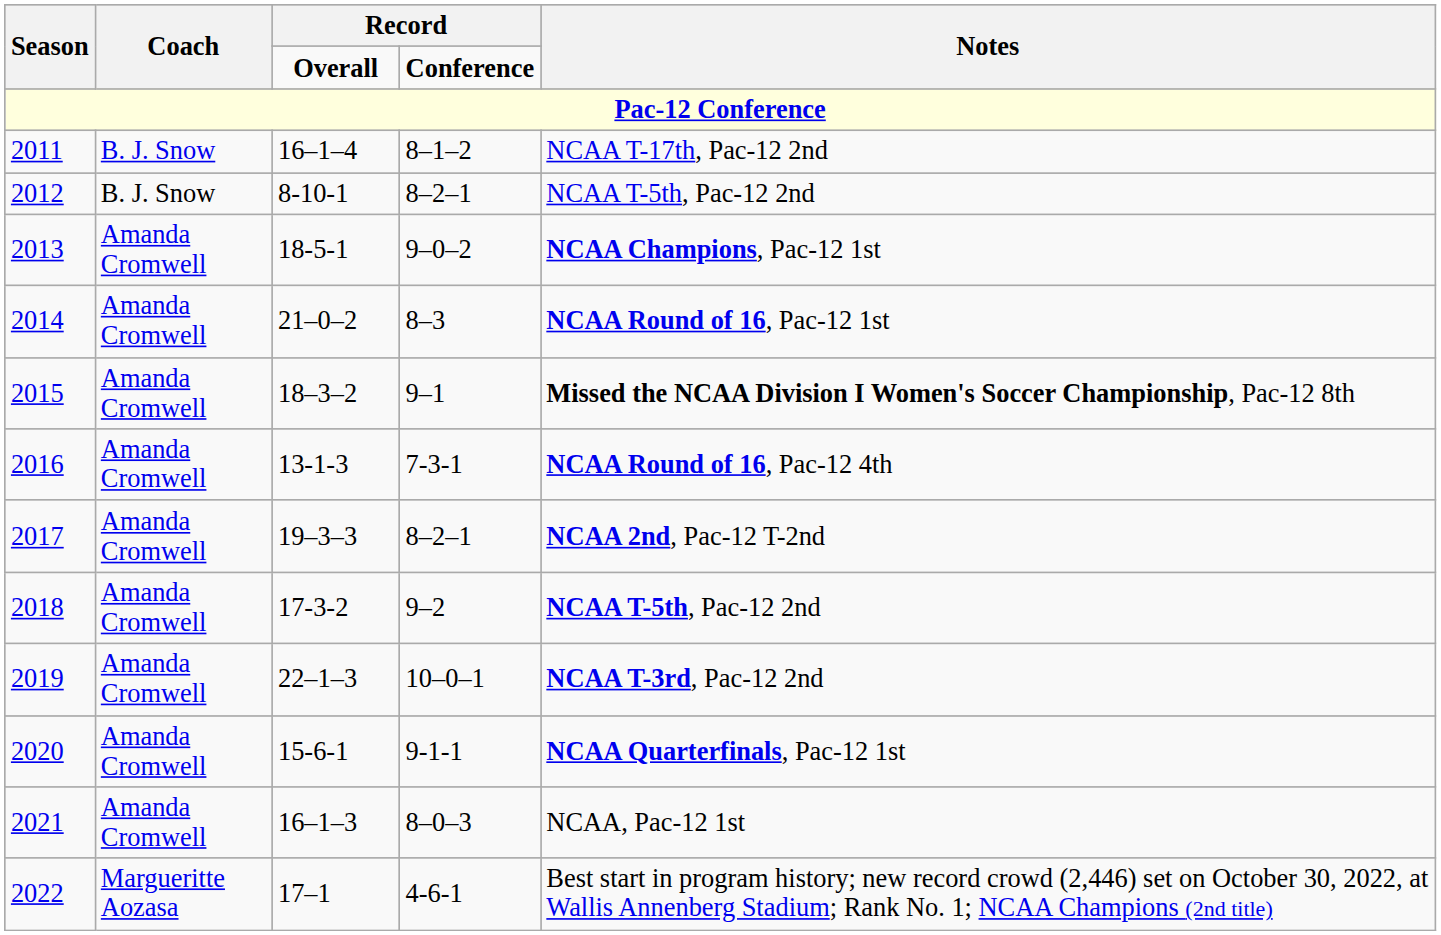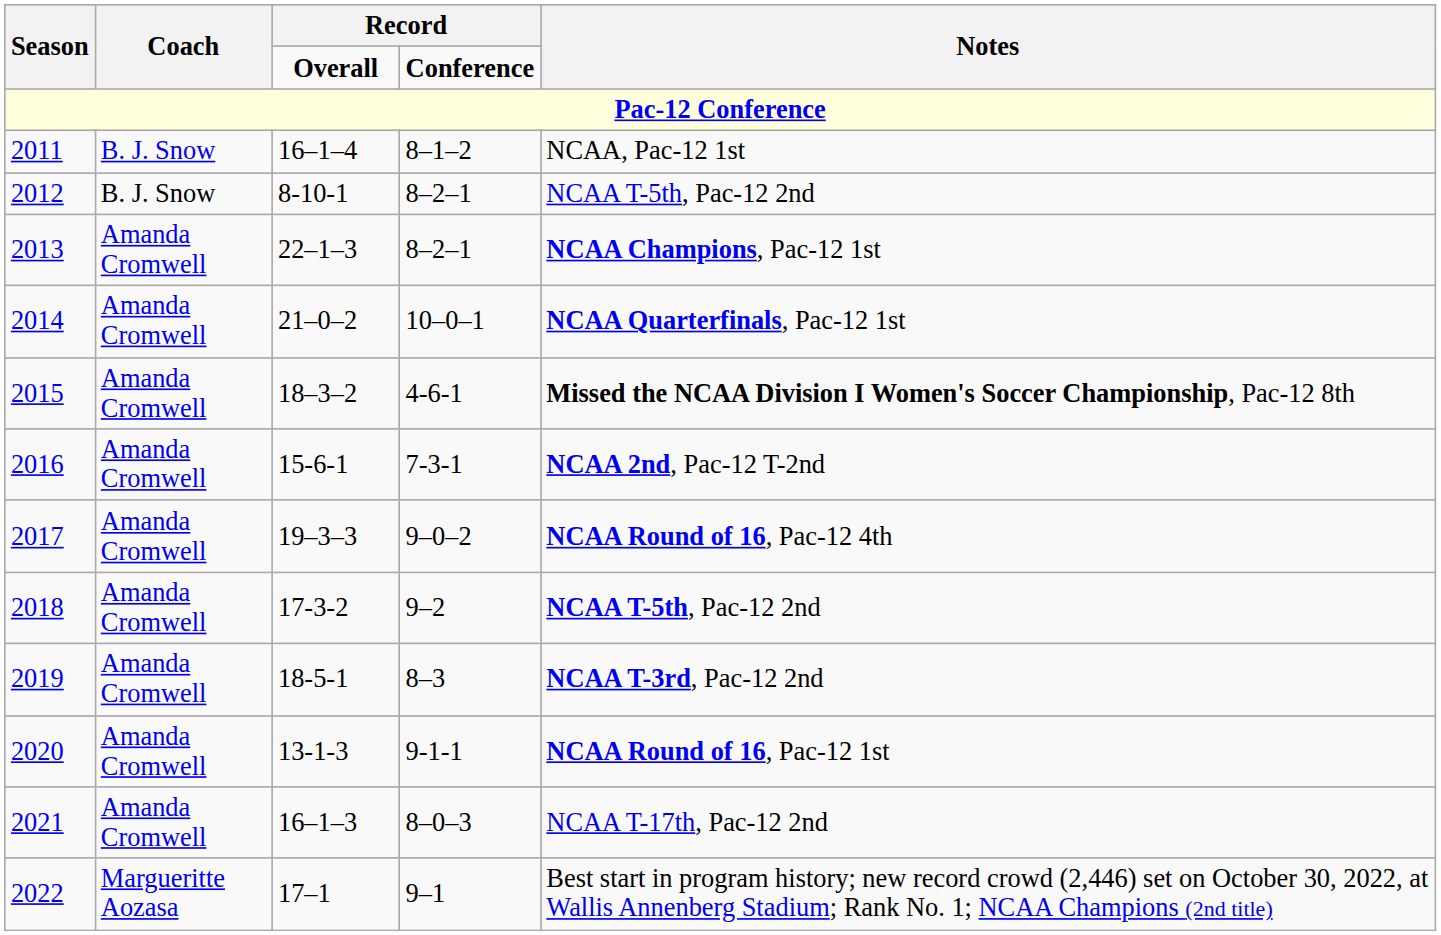(687, 151) NCAA T-17th, Pac-12 2nd -> (646, 151) NCAA, Pac-12 1st
(313, 249) 18-5-1 -> (318, 249) 22–1–3
(439, 249) 9–0–2 -> (439, 249) 8–2–1
(425, 321) 8–3 -> (445, 321) 10–0–1
(718, 321) NCAA Round of 16, Pac-12 1st -> (726, 321) NCAA Quarterfinals, Pac-12 1st
(425, 392) 9–1 -> (434, 392) 4-6-1
(313, 464) 13-1-3 -> (313, 464) 15-6-1
(719, 464) NCAA Round of 16, Pac-12 4th -> (686, 464) NCAA 2nd, Pac-12 T-2nd
(439, 535) 8–2–1 -> (439, 535) 9–0–2
(686, 535) NCAA 2nd, Pac-12 T-2nd -> (719, 535) NCAA Round of 16, Pac-12 4th
(318, 679) 22–1–3 -> (313, 679) 18-5-1
(445, 679) 10–0–1 -> (425, 679) 8–3
(313, 750) 15-6-1 -> (313, 750) 13-1-3
(726, 750) NCAA Quarterfinals, Pac-12 1st -> (718, 750) NCAA Round of 16, Pac-12 1st
(646, 822) NCAA, Pac-12 1st -> (687, 822) NCAA T-17th, Pac-12 2nd
(434, 893) 4-6-1 -> (425, 893) 9–1
